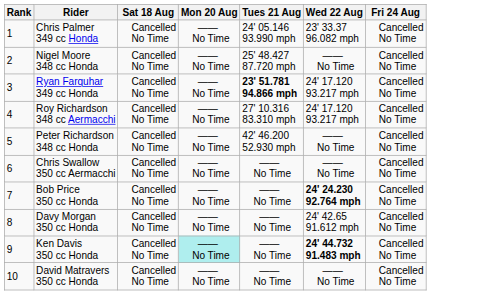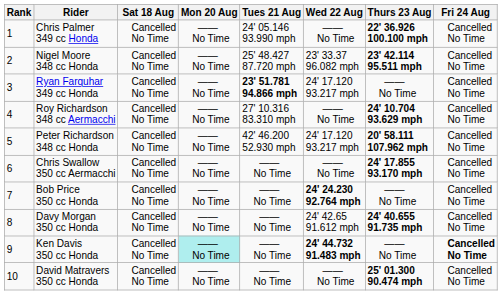+ column: (400, 12)
(332, 33) 23' 33.37 96.082 mph -> (330, 33) —— No Time
(330, 60) —— No Time -> (332, 60) 23' 33.37 96.082 mph
(332, 114) 24' 17.120 93.217 mph -> (330, 114) —— No Time
(330, 141) —— No Time -> (332, 141) 24' 17.120 93.217 mph
(396, 249) normal -> (466, 249) bold
